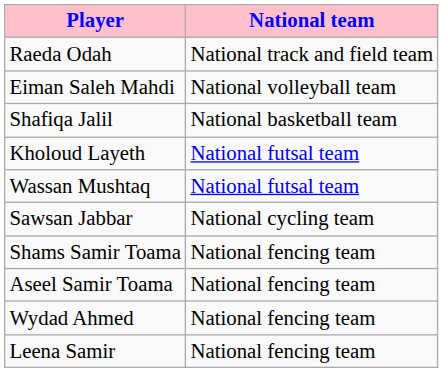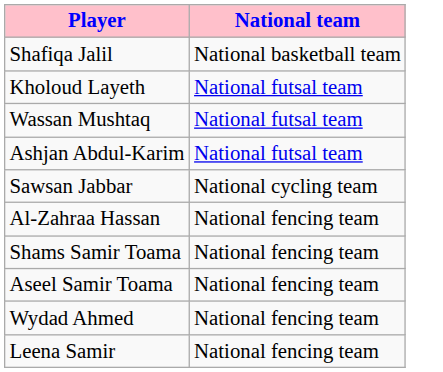- row: (61, 53)
- row: (92, 86)
+ row: (97, 152)
+ row: (85, 218)
